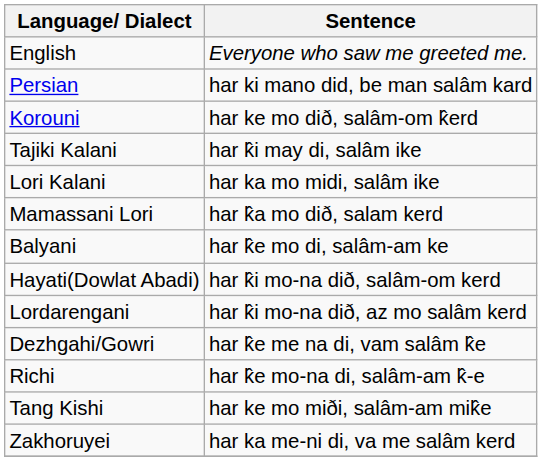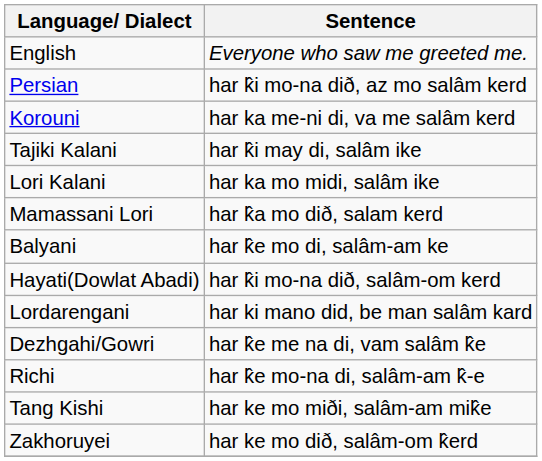(371, 85) har ki mano did, be man salâm kard -> (368, 85) har k̂i mo-na dið, az mo salâm kerd
(343, 118) har ke mo dið, salâm-om k̂erd -> (362, 118) har ka me-ni di, va me salâm kerd
(368, 311) har k̂i mo-na dið, az mo salâm kerd -> (371, 311) har ki mano did, be man salâm kard
(362, 440) har ka me-ni di, va me salâm kerd -> (343, 440) har ke mo dið, salâm-om k̂erd
